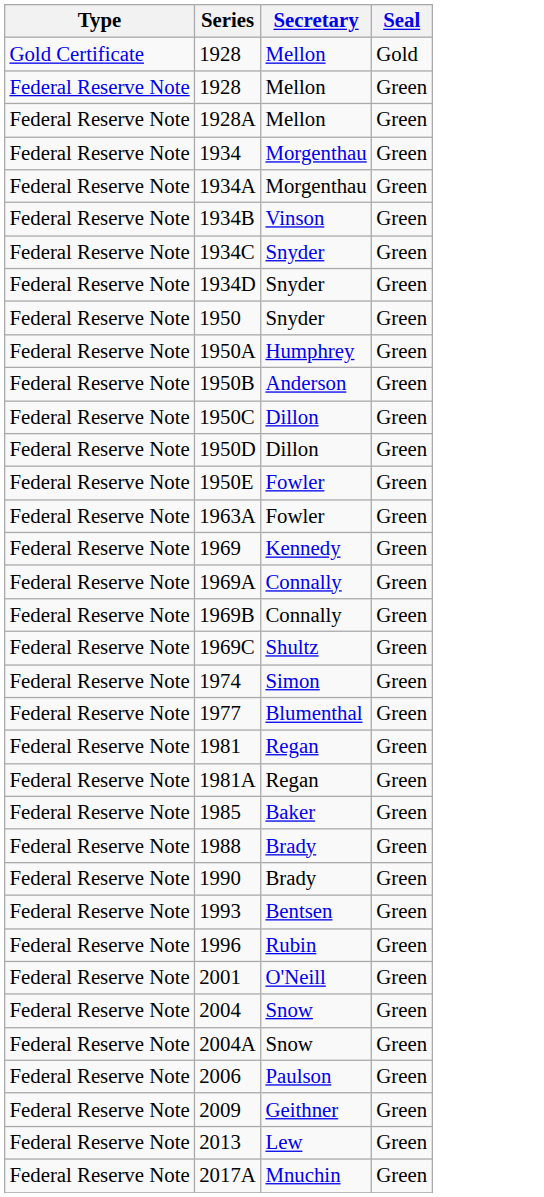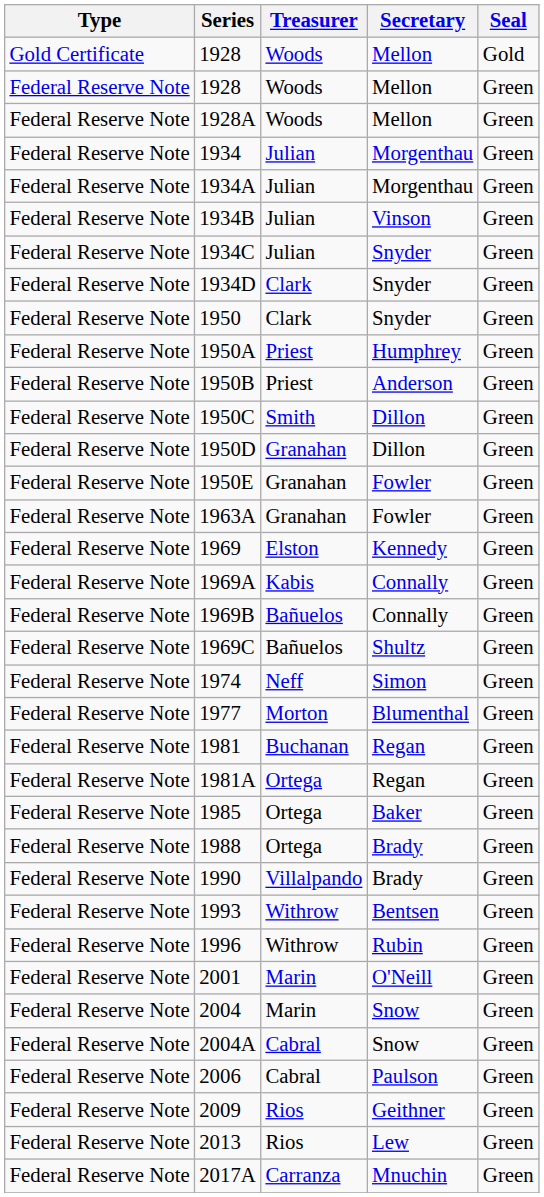+ column: (314, 20)
